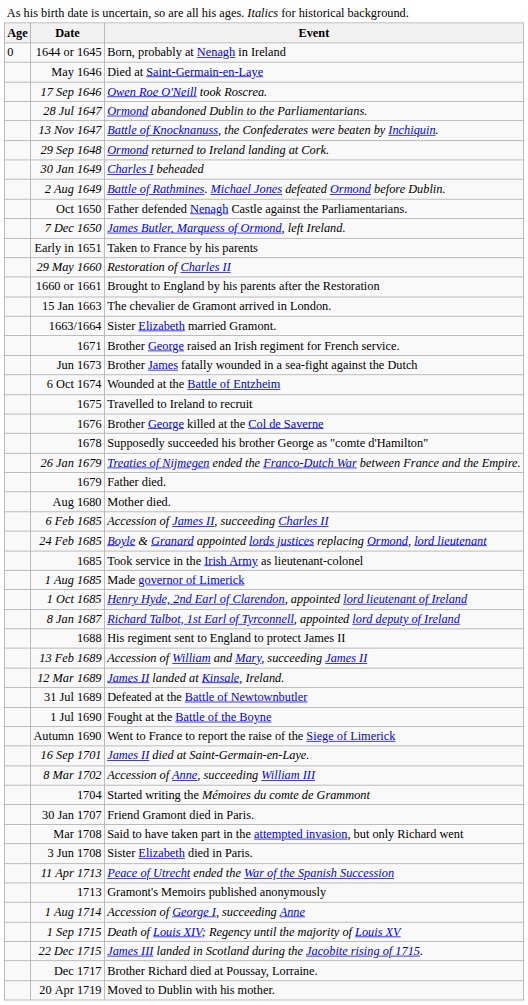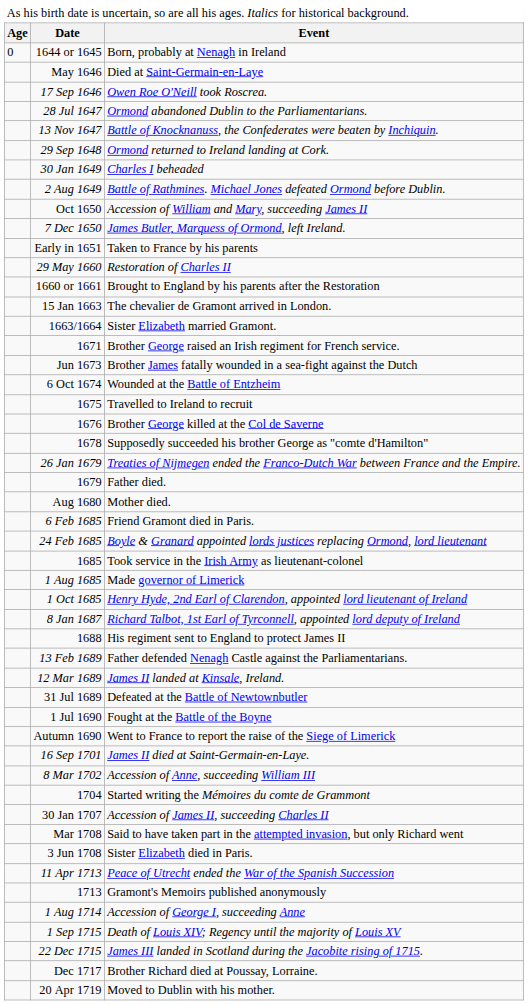(257, 208) Father defended Nenagh Castle against the Parliamentarians. -> (237, 208) Accession of William and Mary, succeeding James II
(218, 521) Accession of James II, succeeding Charles II -> (181, 521) Friend Gramont died in Paris.
(237, 658) Accession of William and Mary, succeeding James II -> (257, 658) Father defended Nenagh Castle against the Parliamentarians.
(181, 814) Friend Gramont died in Paris. -> (218, 814) Accession of James II, succeeding Charles II
